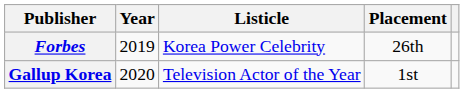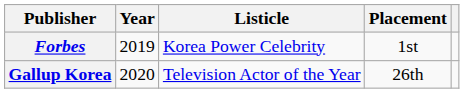(408, 46) 26th -> (408, 46) 1st
(408, 74) 1st -> (408, 74) 26th
